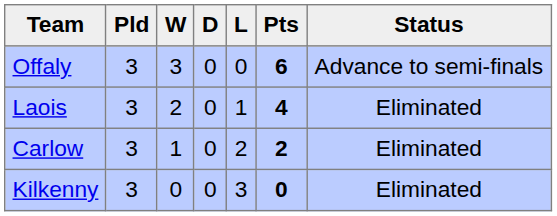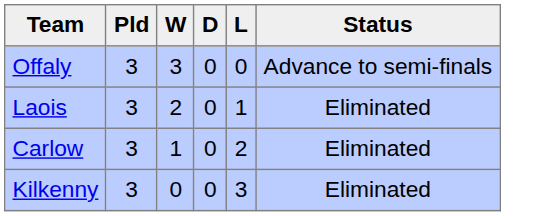- column: (281, 25)
